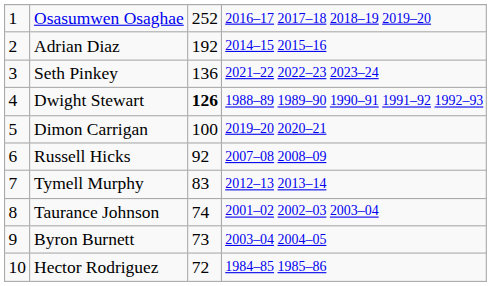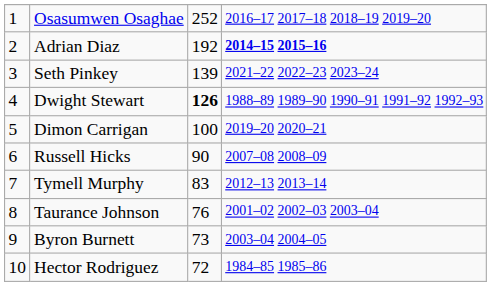(276, 45) normal -> (276, 45) bold
(205, 73) 136 -> (205, 73) 139
(200, 156) 92 -> (200, 156) 90
(200, 211) 74 -> (200, 211) 76
